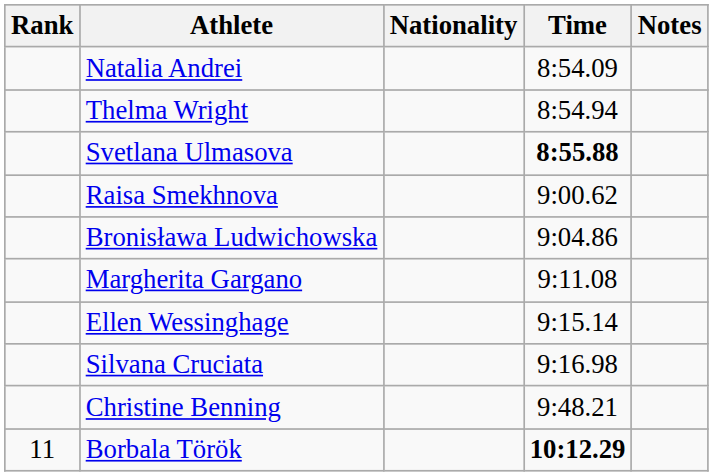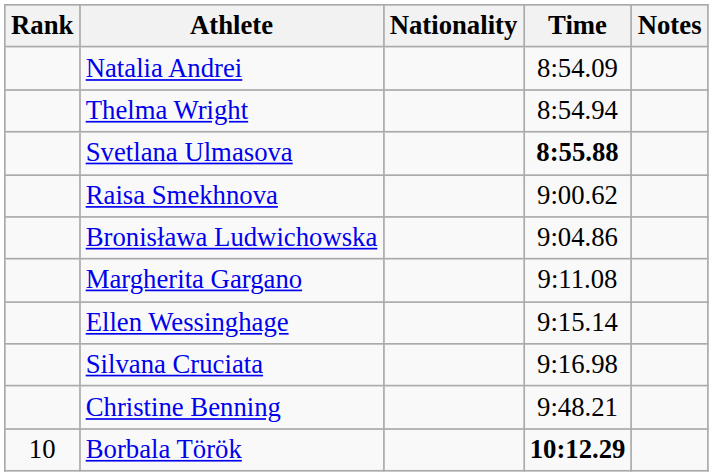(42, 449) 11 -> (42, 449) 10
